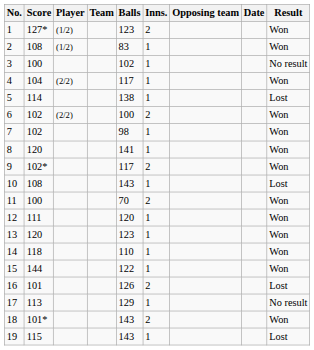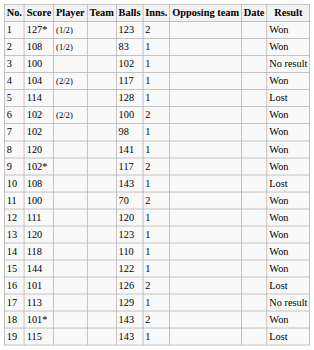(126, 98) 138 -> (126, 98) 128
